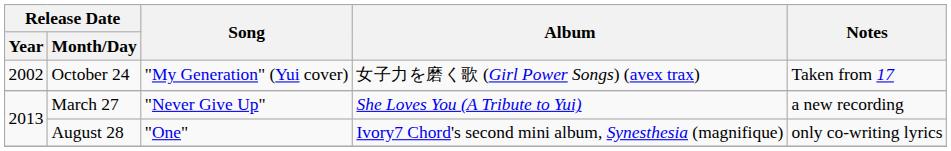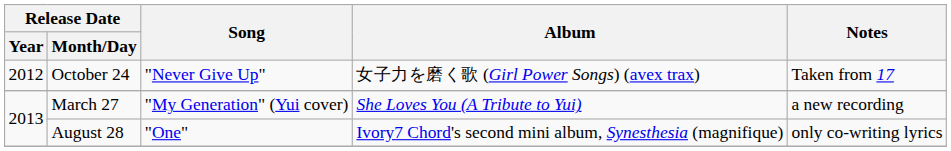(26, 75) 2002 -> (26, 75) 2012
(247, 75) "My Generation" (Yui cover) -> (205, 75) "Never Give Up"
(205, 104) "Never Give Up" -> (247, 104) "My Generation" (Yui cover)
